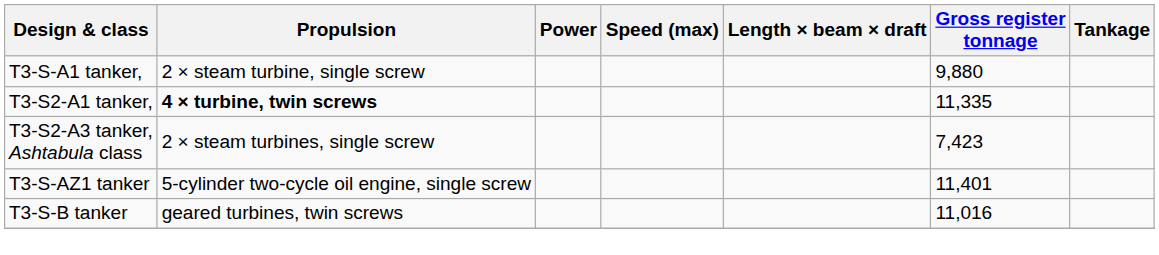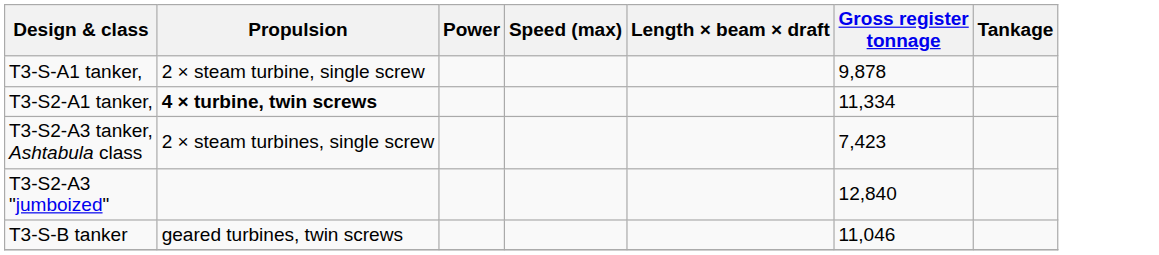(959, 71) 9,880 -> (862, 71) 9,878
(964, 101) 11,335 -> (867, 101) 11,334
+ row: (59, 193)
- row: (79, 183)
(964, 213) 11,016 -> (867, 234) 11,046
